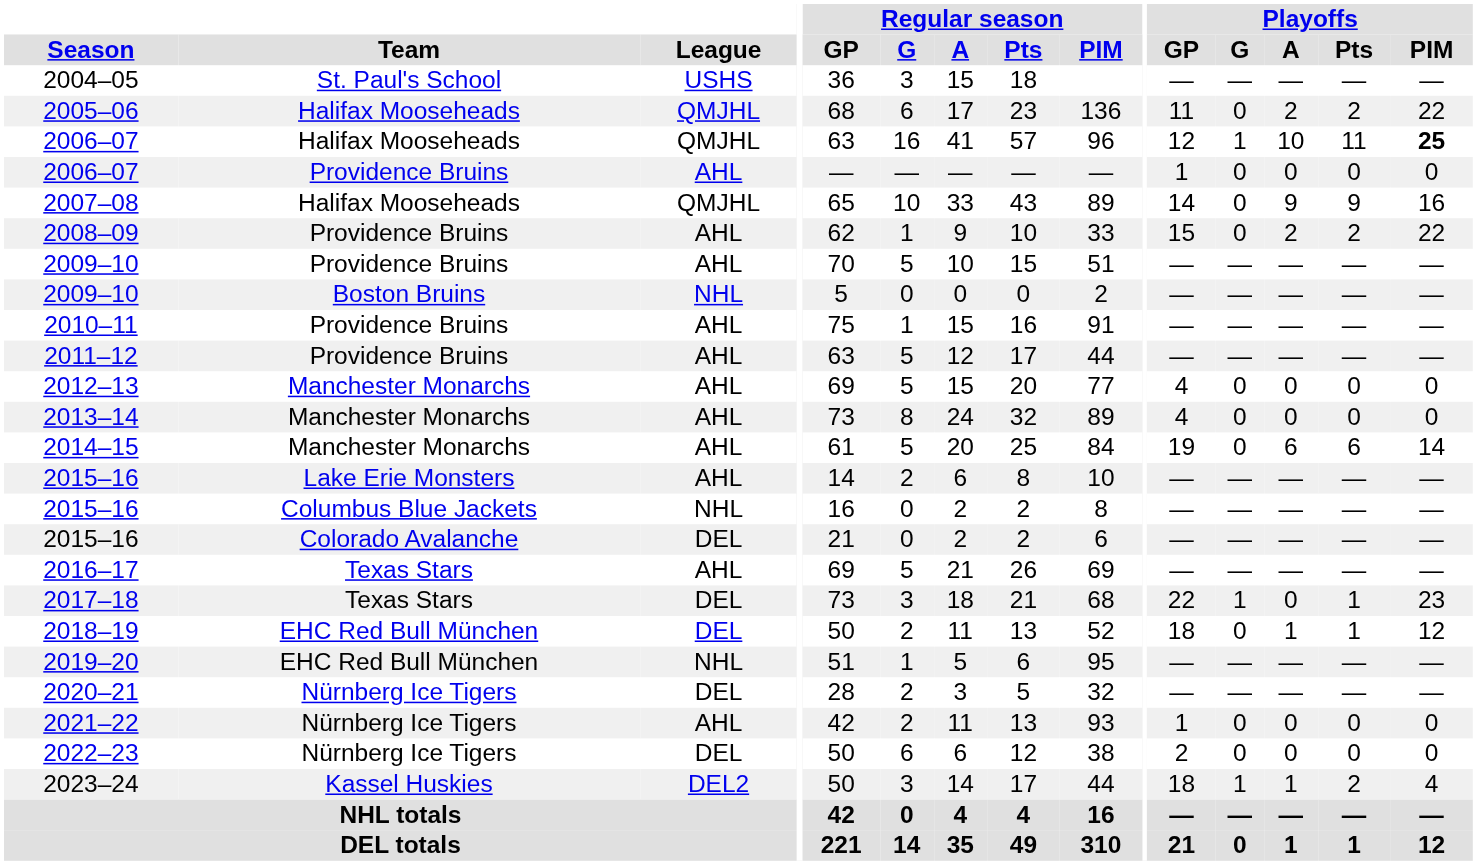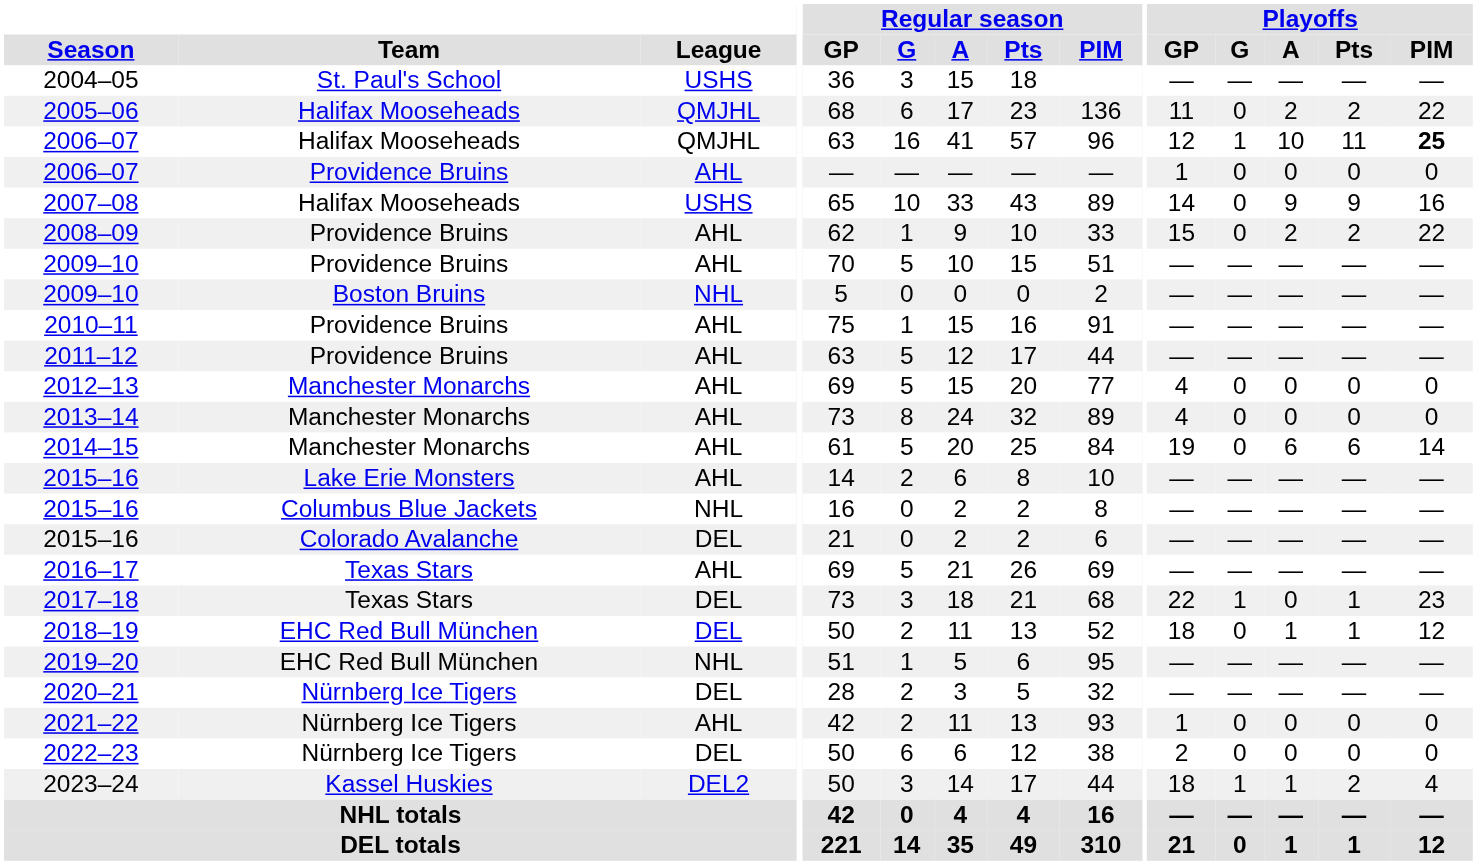(719, 202) QMJHL -> (719, 202) USHS
